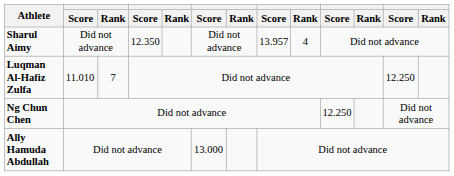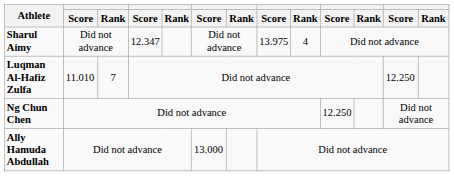(145, 42) 12.350 -> (145, 42) 12.347
(274, 42) 13.957 -> (274, 42) 13.975
